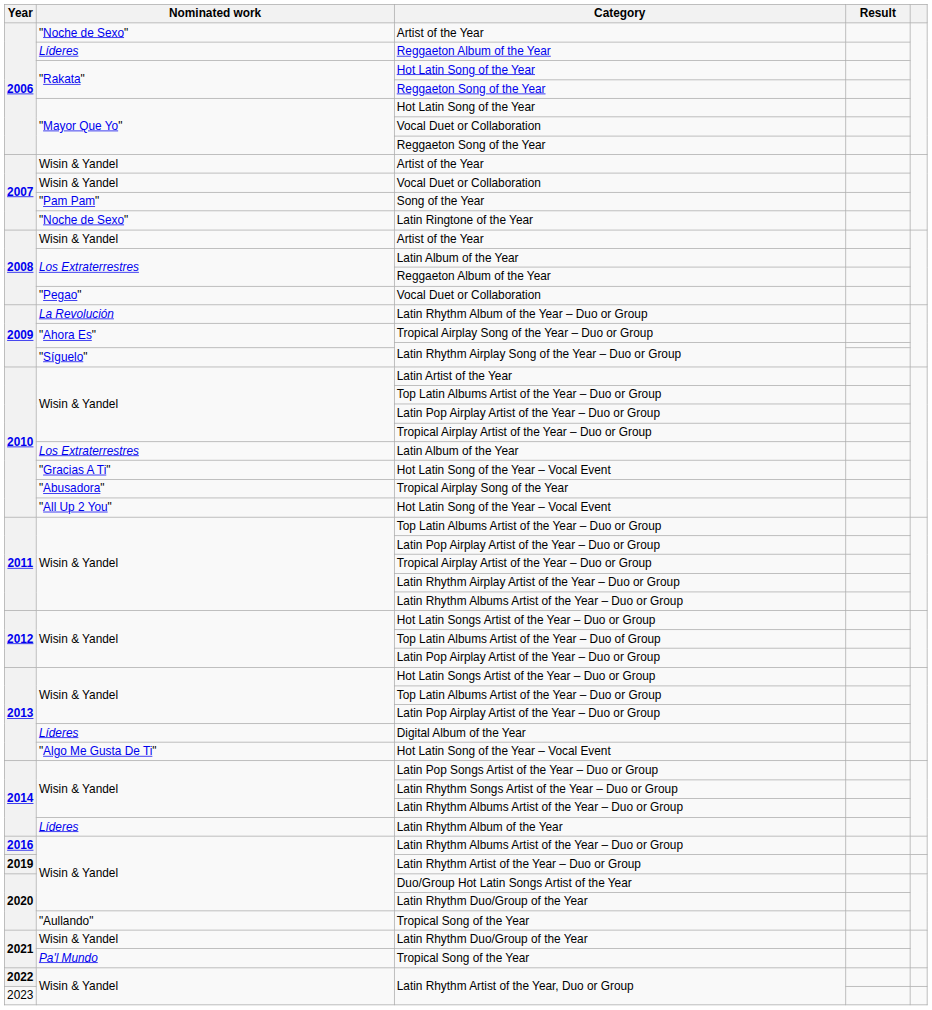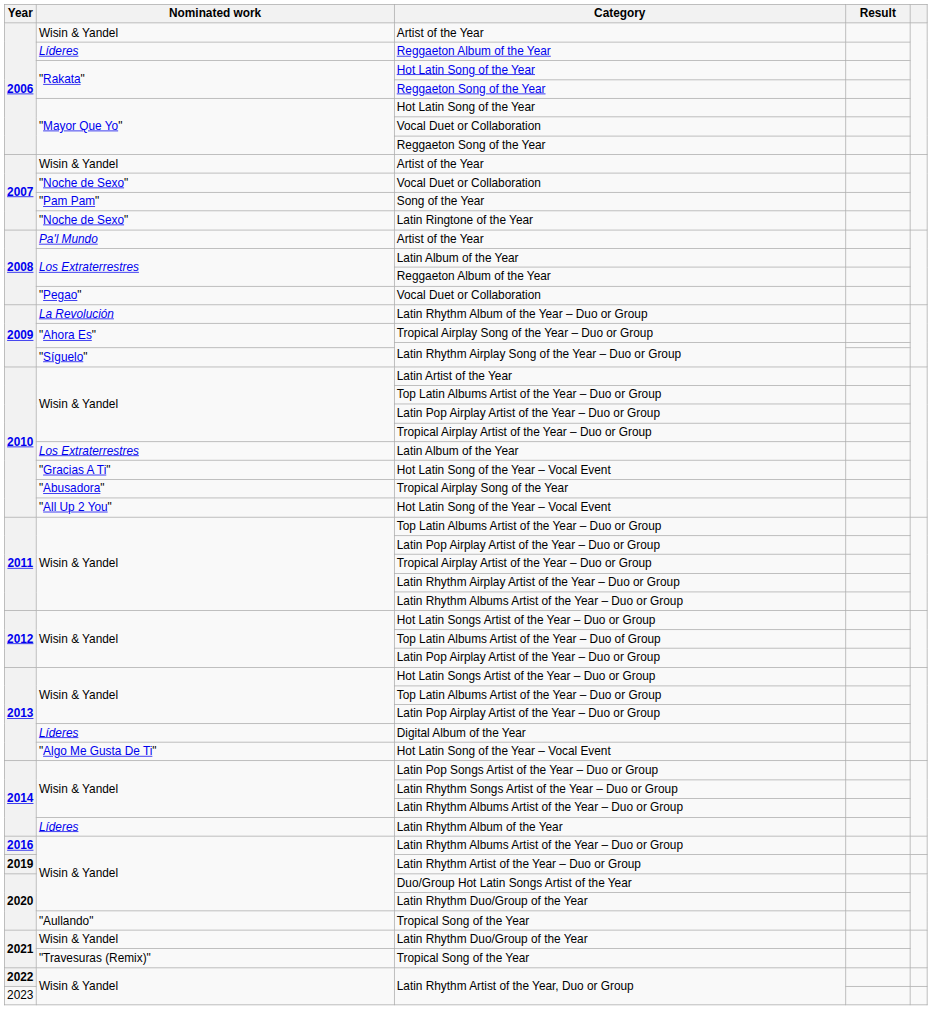(84, 32) "Noche de Sexo" -> (78, 32) Wisin & Yandel
(78, 182) Wisin & Yandel -> (84, 182) "Noche de Sexo"
(78, 239) Wisin & Yandel -> (68, 239) Pa'l Mundo
(68, 958) Pa'l Mundo -> (95, 958) "Travesuras (Remix)"
